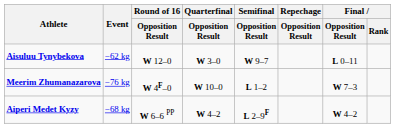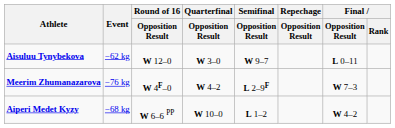(208, 87) W 10–0 -> (208, 87) W 4–2
(256, 87) L 1–2 -> (256, 87) L 2–9F
(208, 114) W 4–2 -> (208, 114) W 10–0
(256, 114) L 2–9F -> (256, 114) L 1–2
